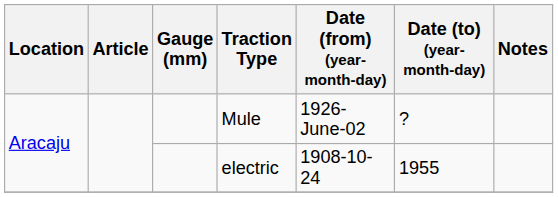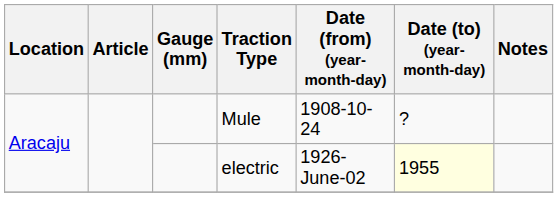(333, 118) 1926-June-02 -> (336, 118) 1908-10-24
(336, 167) 1908-10-24 -> (333, 167) 1926-June-02
(419, 167) no background -> (419, 167) lightyellow background
